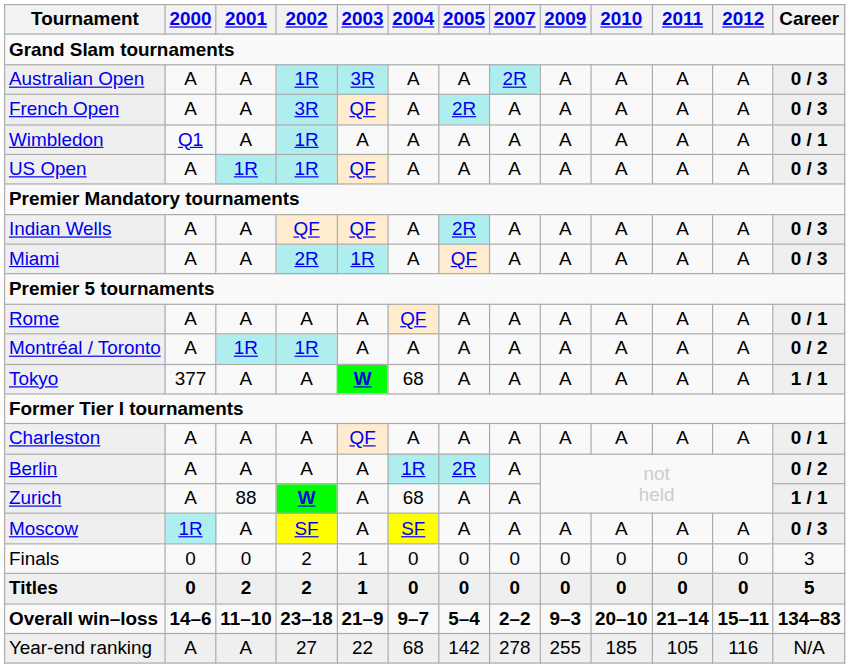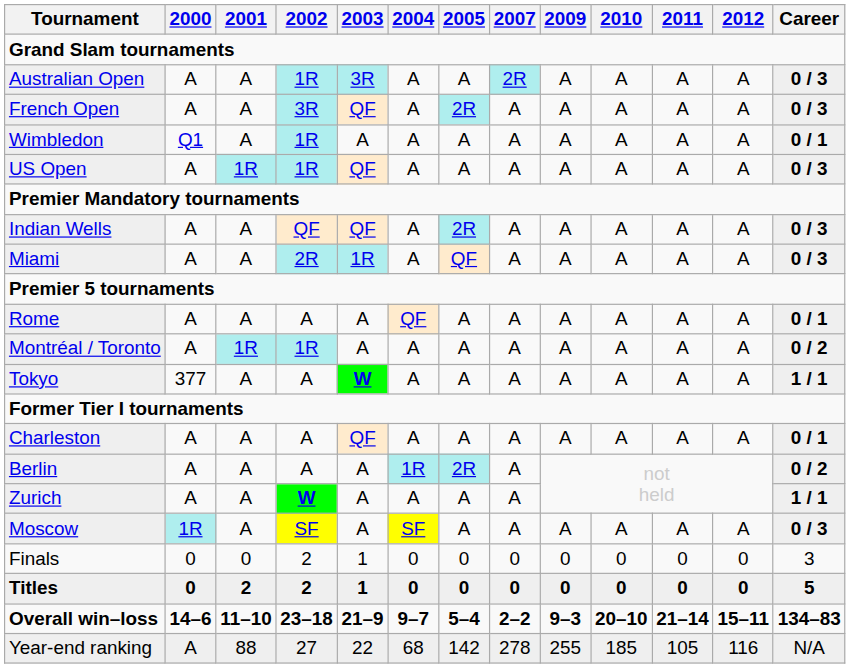(413, 378) 68 -> (413, 378) A
(246, 498) 88 -> (246, 498) A
(413, 498) 68 -> (413, 498) A
(246, 648) A -> (246, 648) 88
